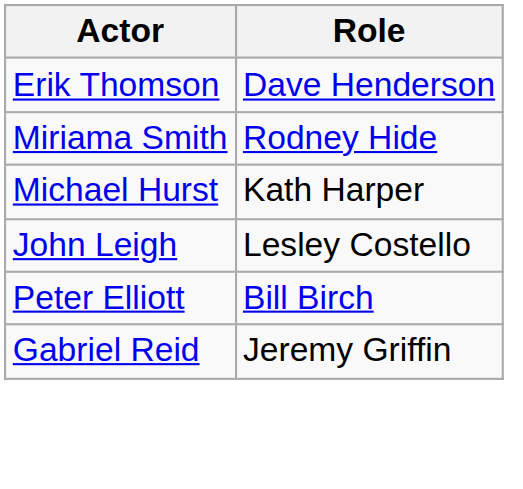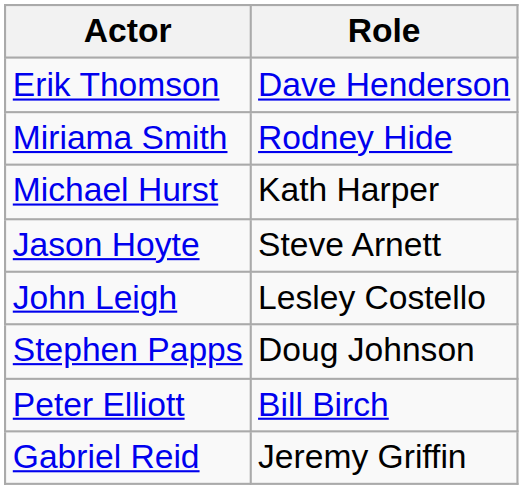+ row: (106, 244)
+ row: (128, 350)
